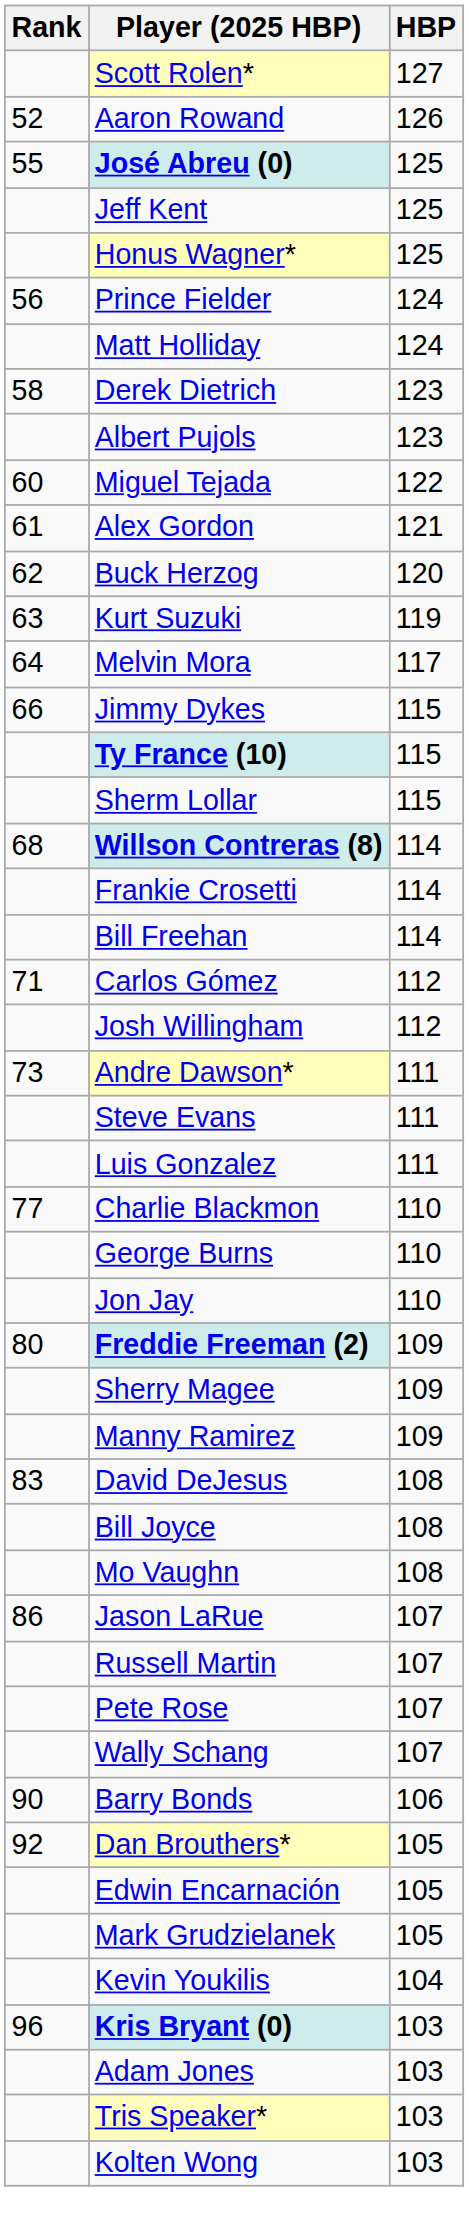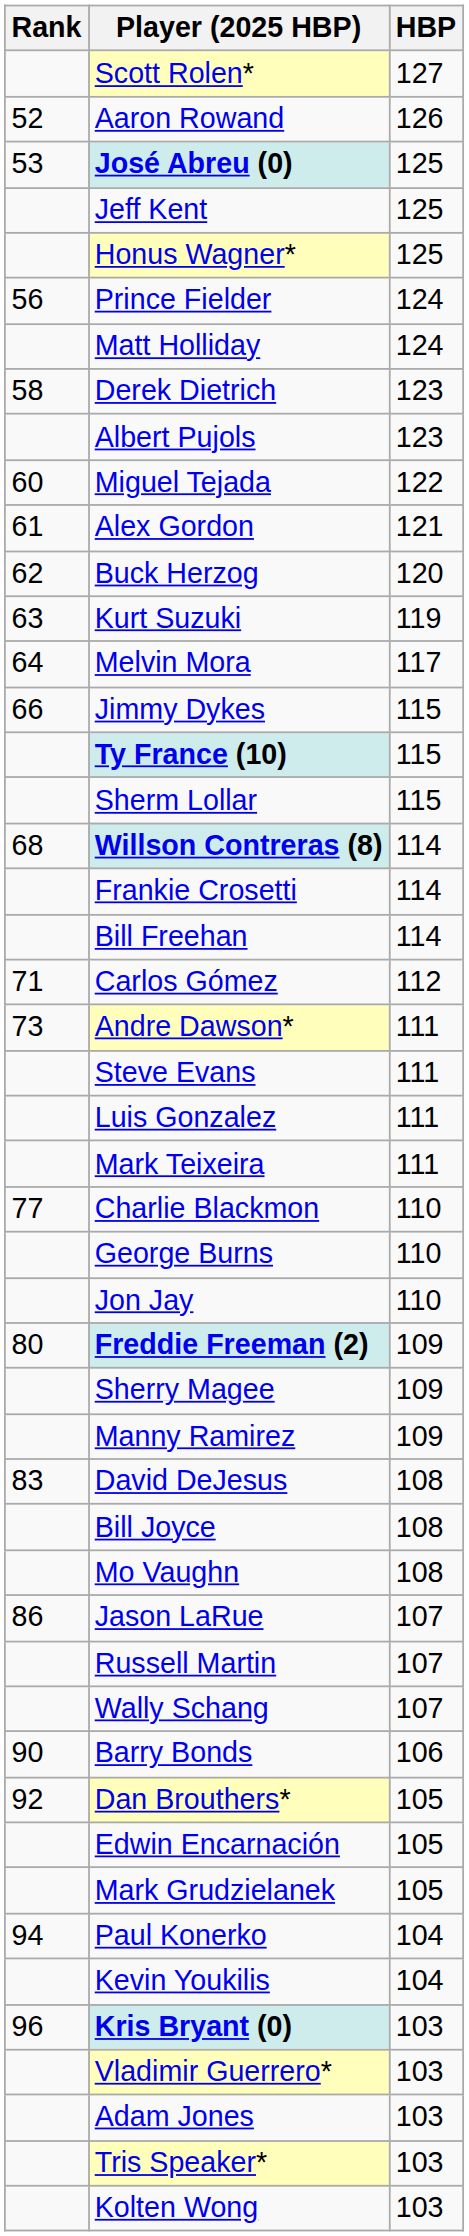(27, 164) 55 -> (27, 164) 53
- row: (199, 1027)
+ row: (180, 1163)
- row: (162, 1708)
+ row: (181, 1935)
+ row: (213, 2071)
